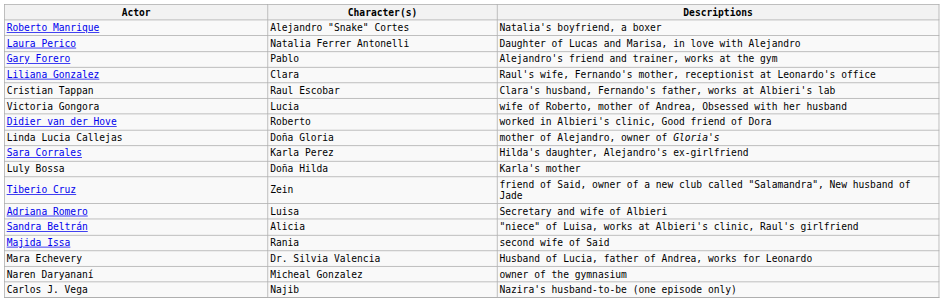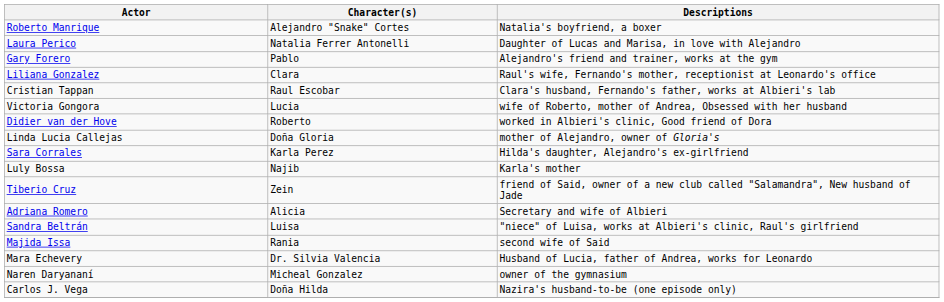(299, 169) Doña Hilda -> (285, 169) Najib
(285, 211) Luisa -> (288, 211) Alicia
(288, 227) Alicia -> (285, 227) Luisa
(285, 290) Najib -> (299, 290) Doña Hilda
